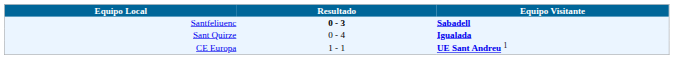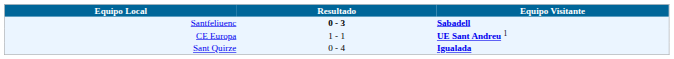rows swapped: (215, 34) <-> (216, 47)
